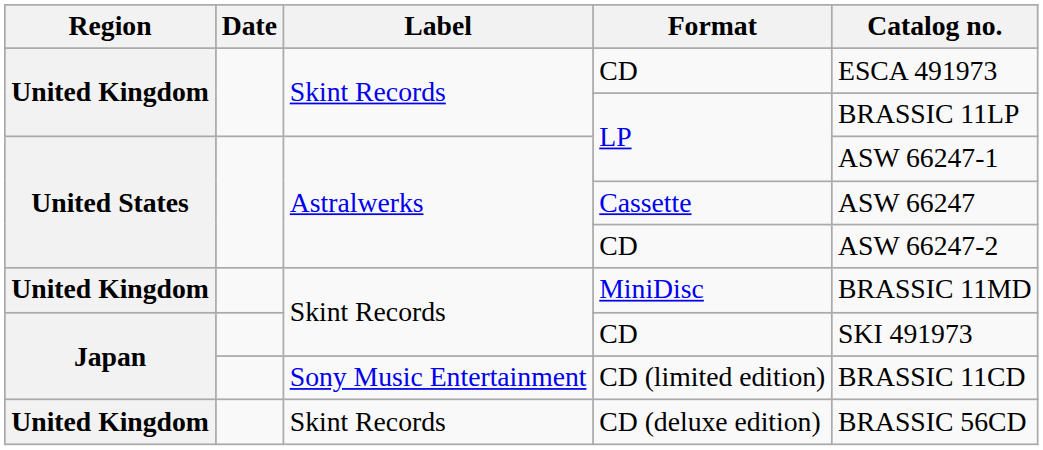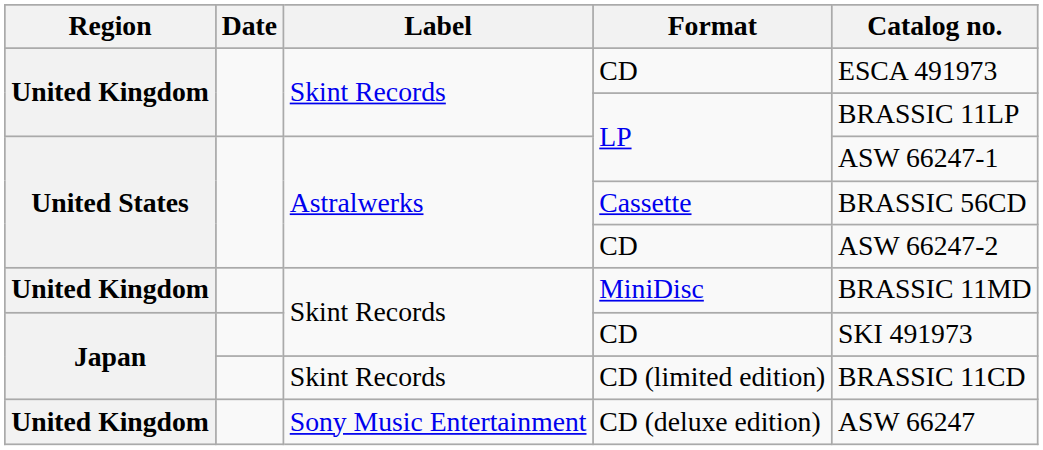(907, 202) ASW 66247 -> (932, 202) BRASSIC 56CD
(438, 377) Sony Music Entertainment -> (368, 377) Skint Records
(368, 421) Skint Records -> (438, 421) Sony Music Entertainment
(932, 421) BRASSIC 56CD -> (907, 421) ASW 66247
